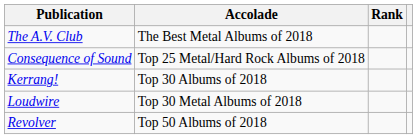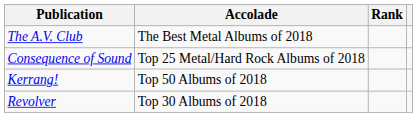(202, 79) Top 30 Albums of 2018 -> (202, 79) Top 50 Albums of 2018
- row: (33, 101)
(202, 123) Top 50 Albums of 2018 -> (202, 101) Top 30 Albums of 2018
